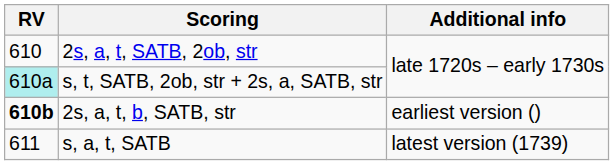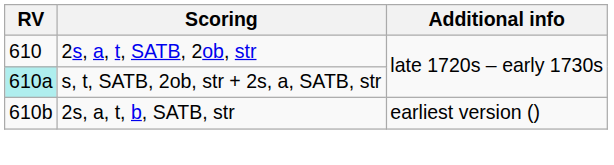(31, 112) bold -> (31, 112) normal
- row: (117, 143)
